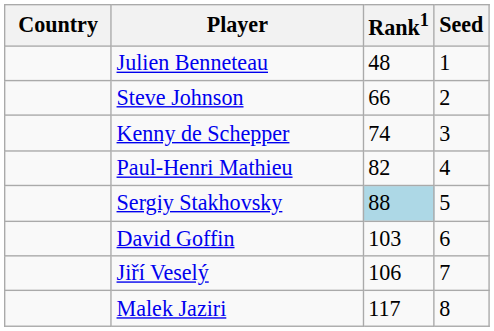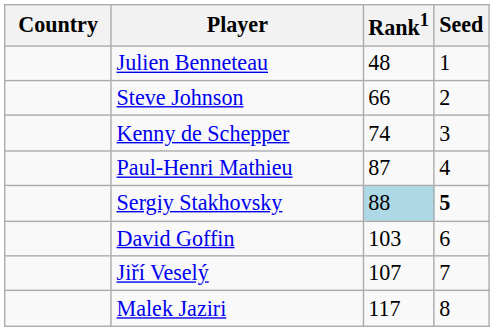(379, 168) 82 -> (379, 168) 87
(445, 203) normal -> (445, 203) bold
(385, 273) 106 -> (385, 273) 107
